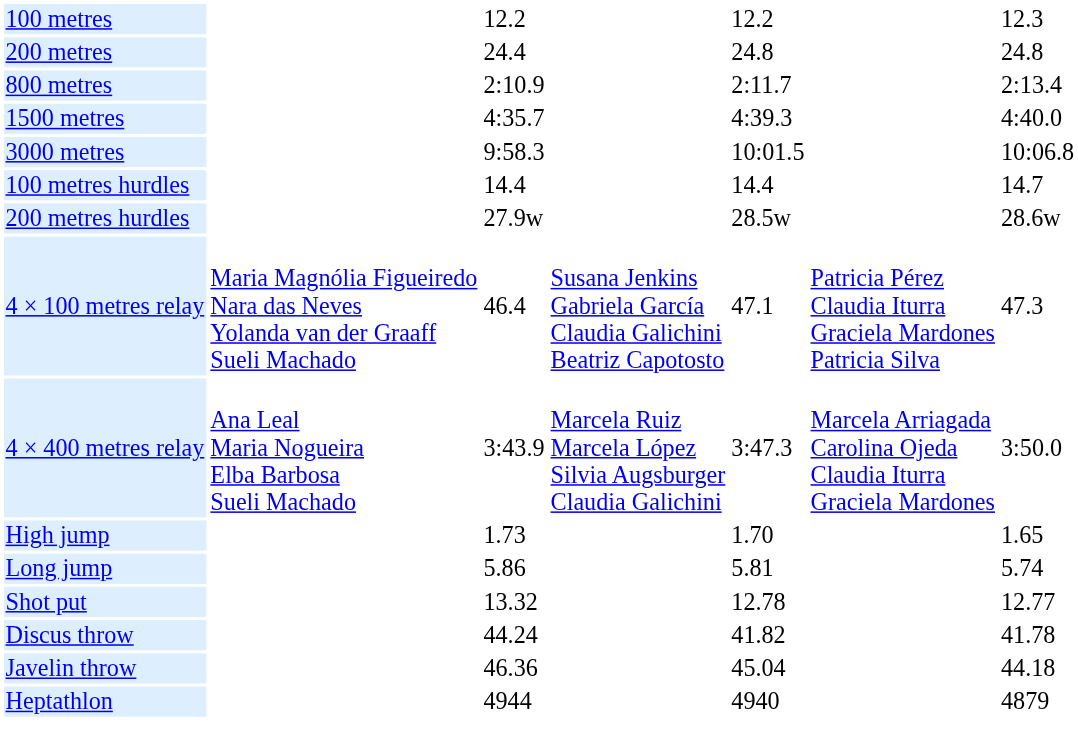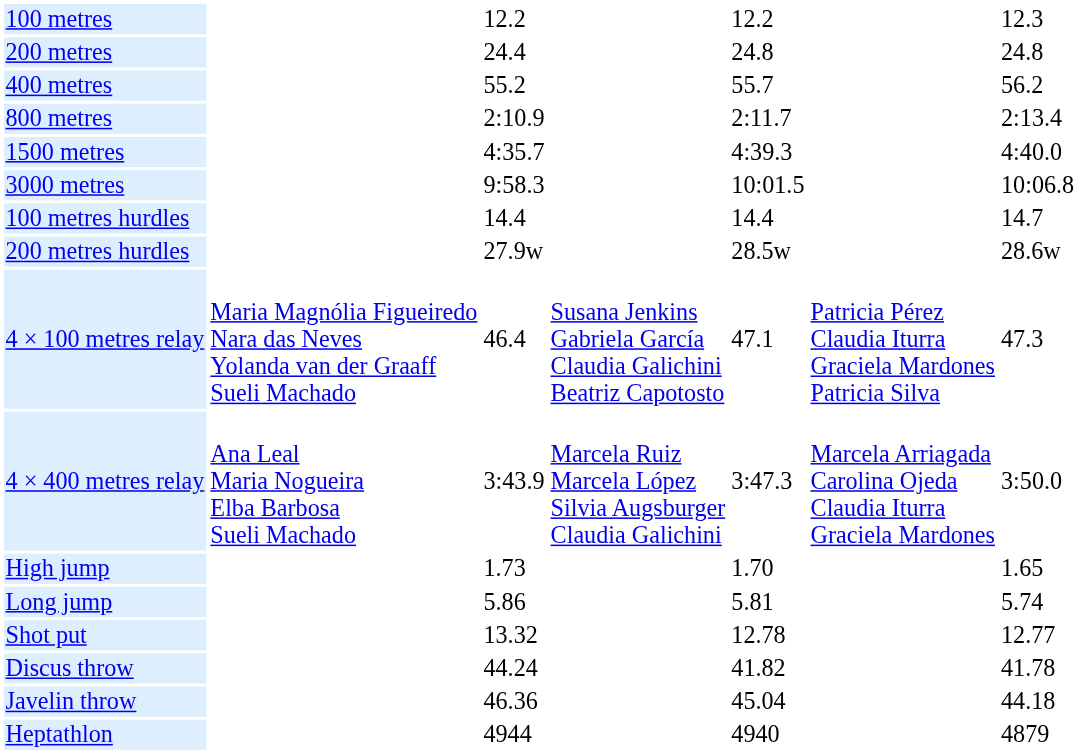+ row: (59, 85)
